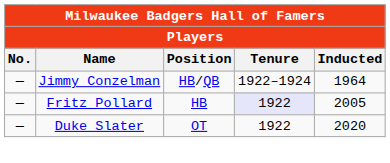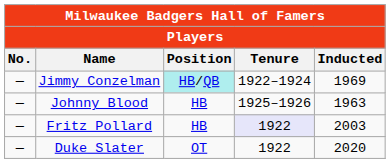(199, 82) no background -> (199, 82) paleturquoise background
(350, 82) 1964 -> (350, 82) 1969
+ row: (99, 104)
(350, 104) 2005 -> (350, 126) 2003
